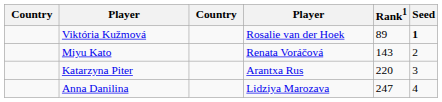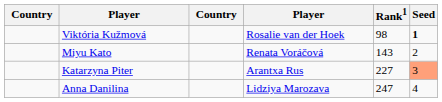(381, 34) 89 -> (381, 34) 98
(384, 70) 220 -> (384, 70) 227
(415, 70) no background -> (415, 70) lightsalmon background
